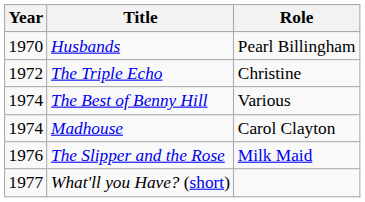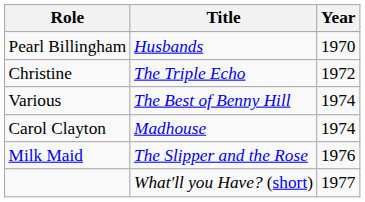columns swapped: (26, 18) <-> (297, 18)
